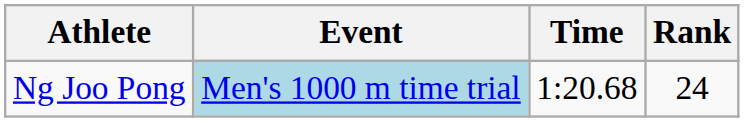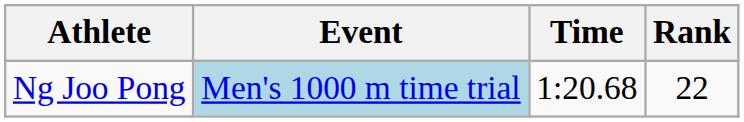(692, 87) 24 -> (692, 87) 22
